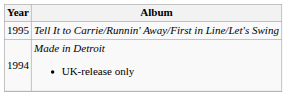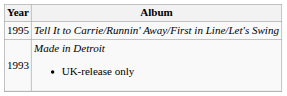(18, 65) 1994 -> (18, 65) 1993
